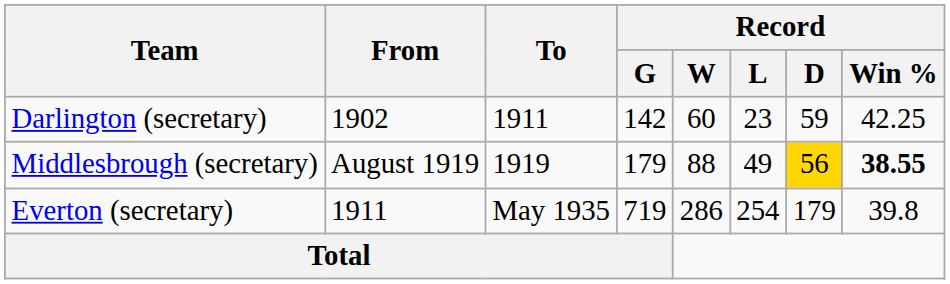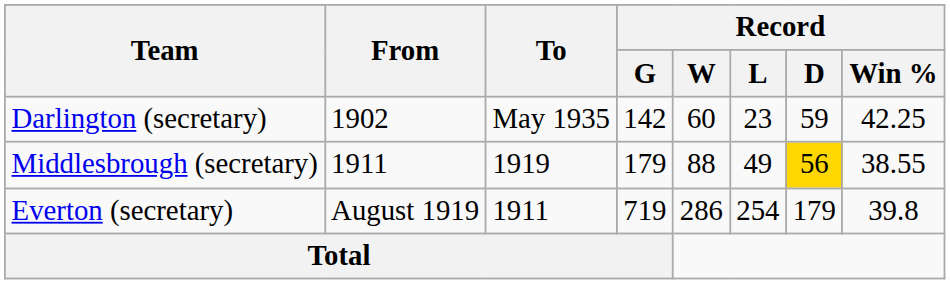(521, 118) 1911 -> (551, 118) May 1935
(405, 164) August 1919 -> (359, 164) 1911
(893, 164) bold -> (893, 164) normal
(359, 210) 1911 -> (405, 210) August 1919
(551, 210) May 1935 -> (521, 210) 1911
